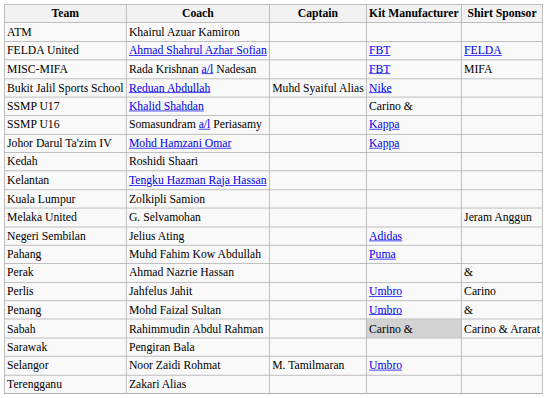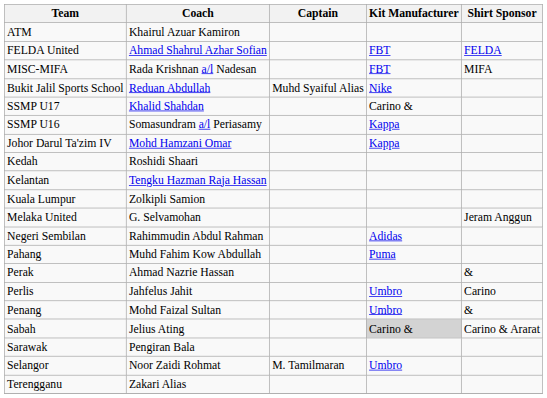(157, 236) Jelius Ating -> (196, 236) Rahimmudin Abdul Rahman
(196, 328) Rahimmudin Abdul Rahman -> (157, 328) Jelius Ating
